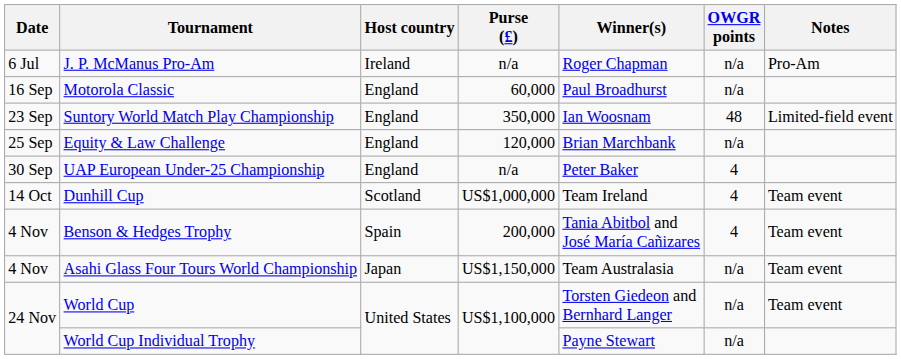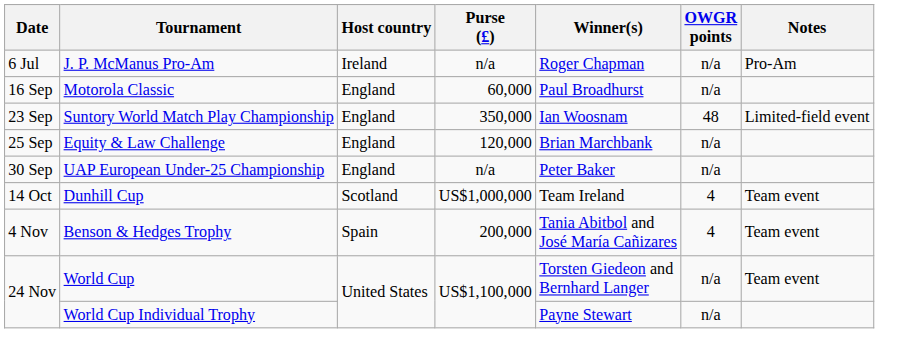(734, 169) 4 -> (711, 169) n/a
- row: (210, 268)
